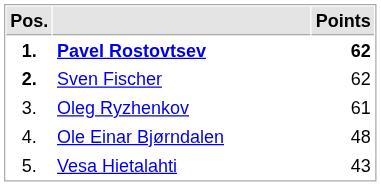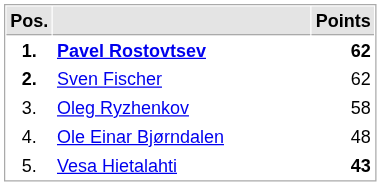(361, 108) 61 -> (361, 108) 58
(361, 165) normal -> (361, 165) bold
